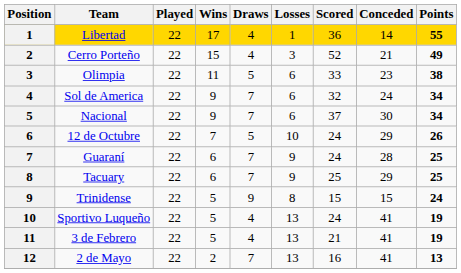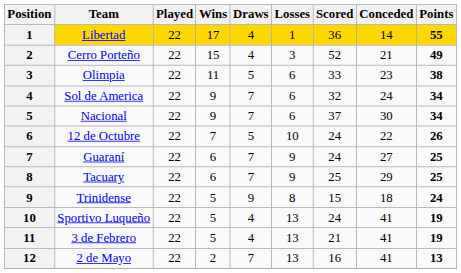(386, 136) 29 -> (386, 136) 22
(386, 156) 28 -> (386, 156) 27
(386, 197) 15 -> (386, 197) 18
